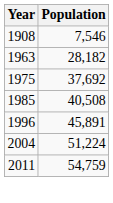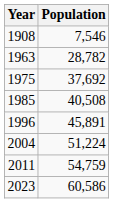(87, 58) 28,182 -> (87, 58) 28,782
+ row: (21, 187)
